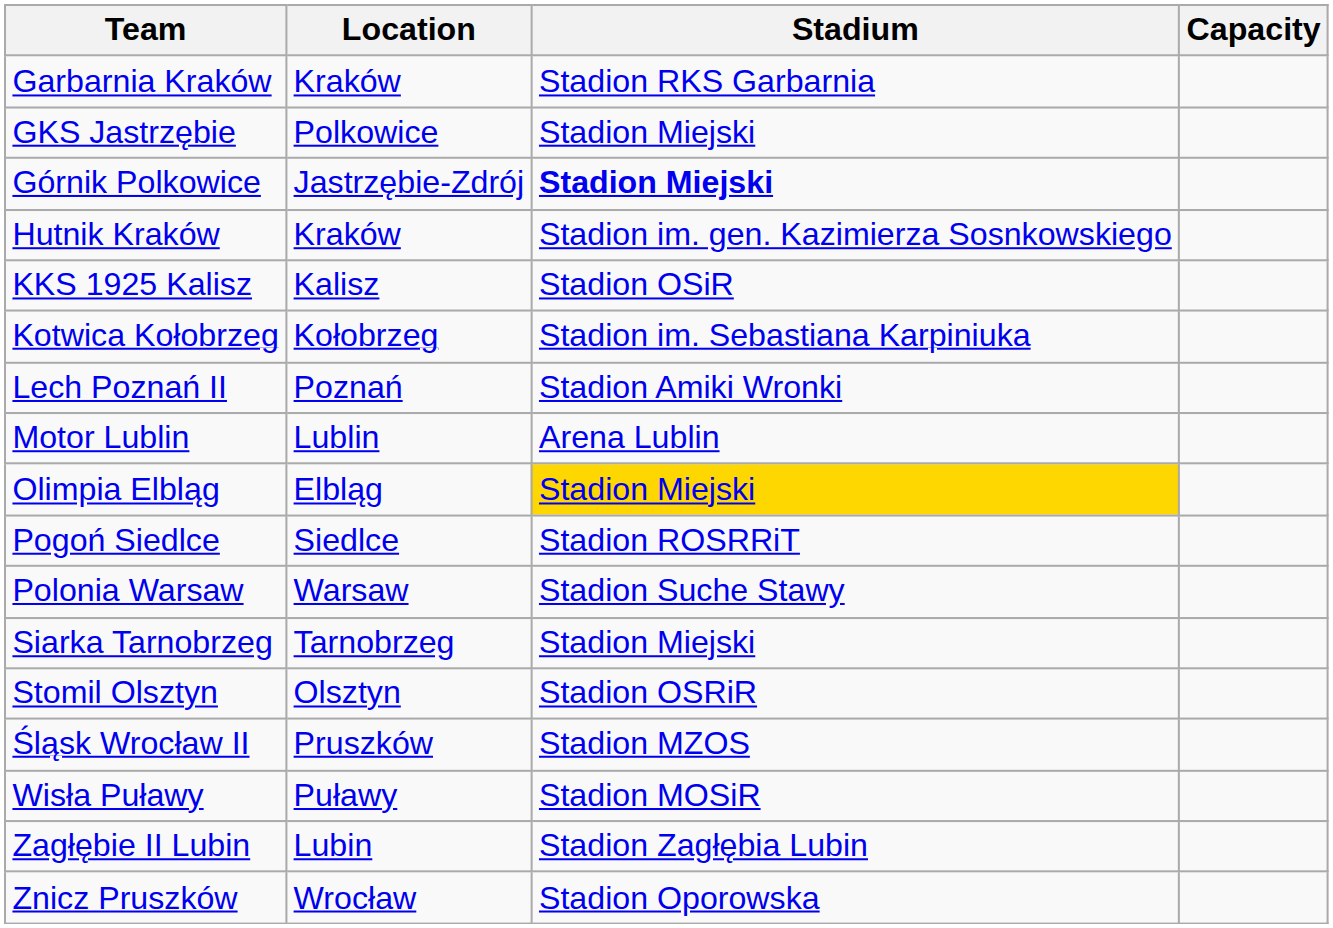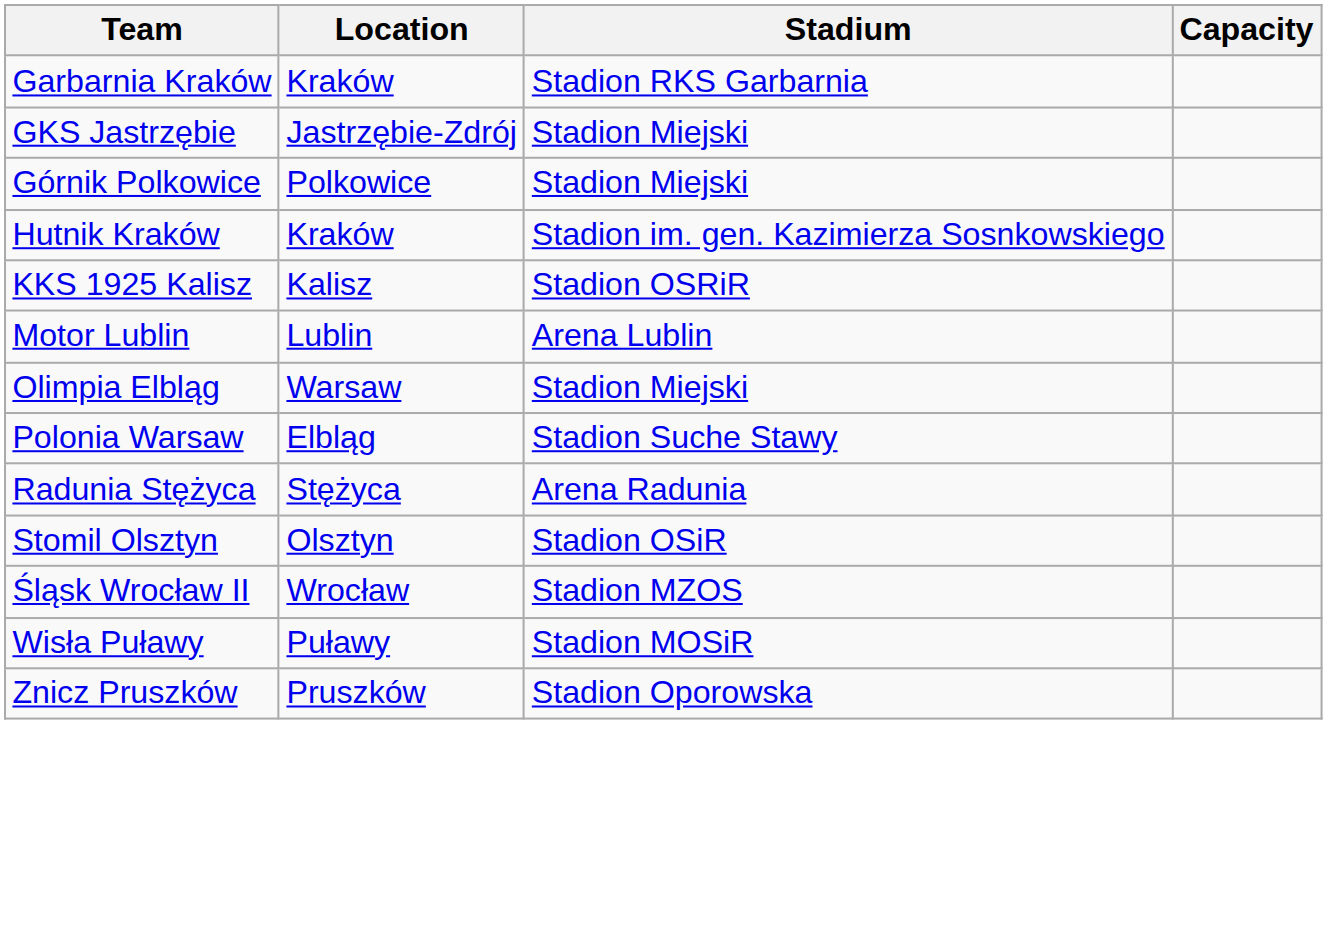(366, 132) Polkowice -> (402, 132) Jastrzębie-Zdrój
(409, 183) Jastrzębie-Zdrój -> (359, 183) Polkowice
(656, 183) bold -> (640, 183) normal
(636, 285) Stadion OSiR -> (641, 285) Stadion OSRiR
- row: (146, 336)
- row: (120, 387)
(338, 489) Elbląg -> (344, 387) Warsaw
(647, 489) gold background -> (640, 387) no background
- row: (116, 540)
(351, 591) Warsaw -> (331, 438) Elbląg
+ row: (134, 489)
- row: (143, 642)
(648, 693) Stadion OSRiR -> (629, 540) Stadion OSiR
(363, 744) Pruszków -> (348, 591) Wrocław
- row: (131, 846)
(355, 897) Wrocław -> (356, 693) Pruszków
